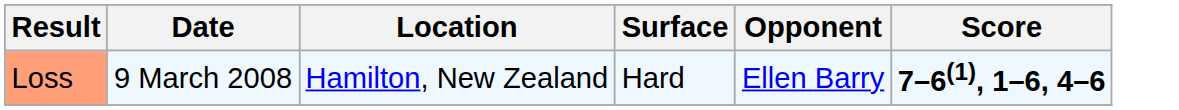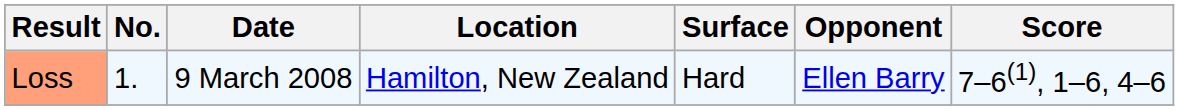+ column: (138, 27)
(1002, 77) bold -> (1062, 77) normal
